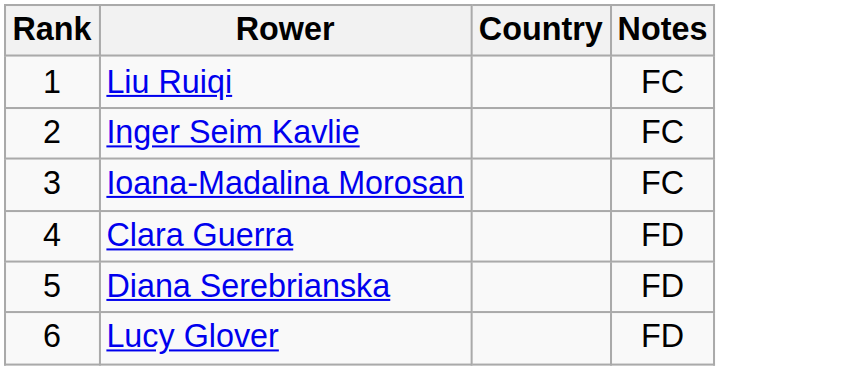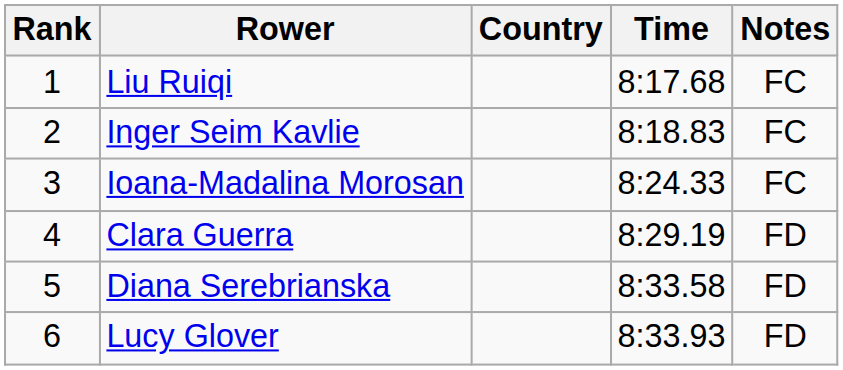+ column: (672, 30)
